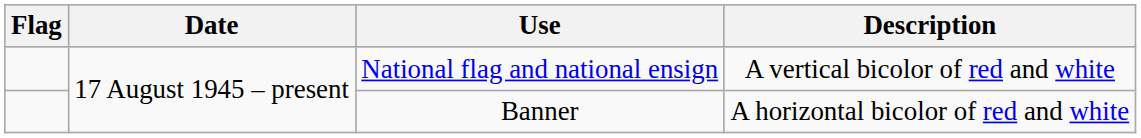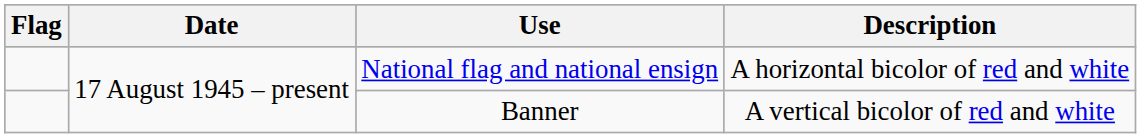(930, 68) A vertical bicolor of red and white -> (930, 68) A horizontal bicolor of red and white
(930, 111) A horizontal bicolor of red and white -> (930, 111) A vertical bicolor of red and white
